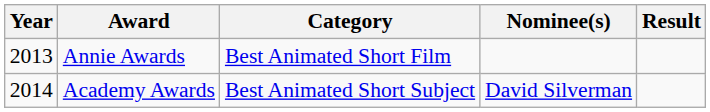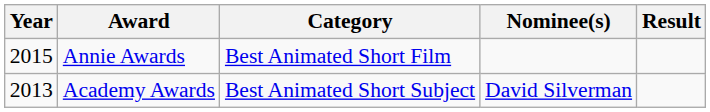(31, 55) 2013 -> (31, 55) 2015
(31, 90) 2014 -> (31, 90) 2013
